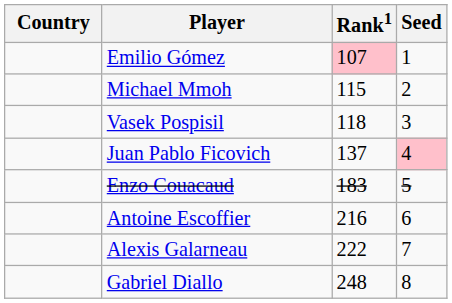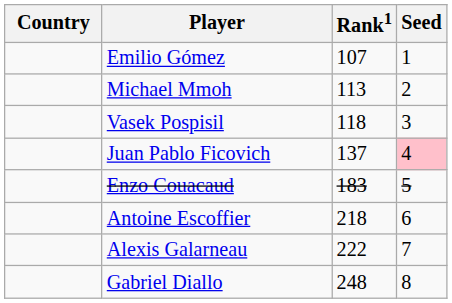(352, 57) pink background -> (352, 57) no background
(351, 89) 115 -> (351, 89) 113
(352, 217) 216 -> (352, 217) 218
